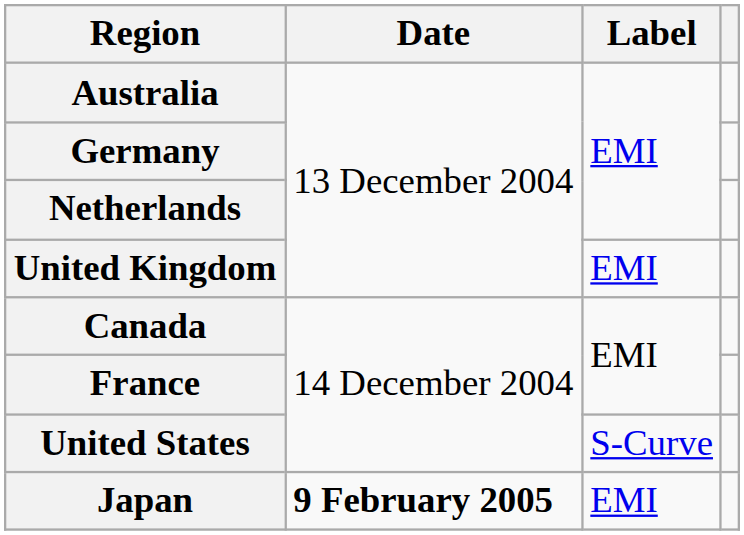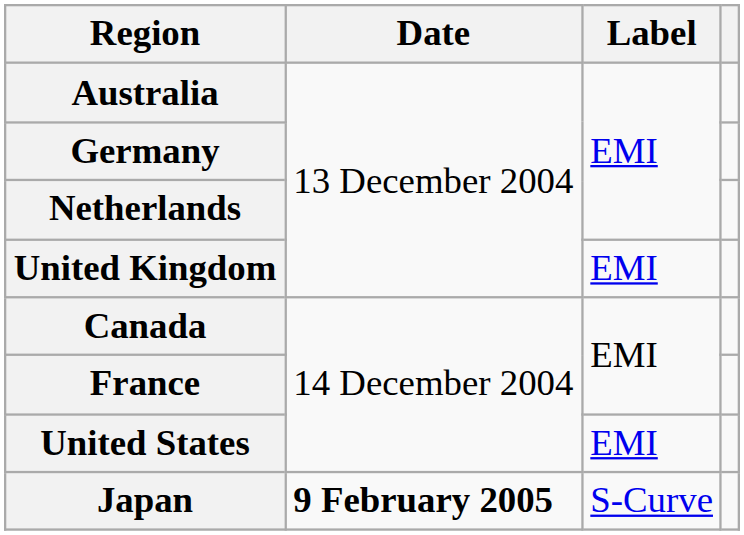(652, 442) S-Curve -> (624, 442) EMI
(624, 500) EMI -> (652, 500) S-Curve
